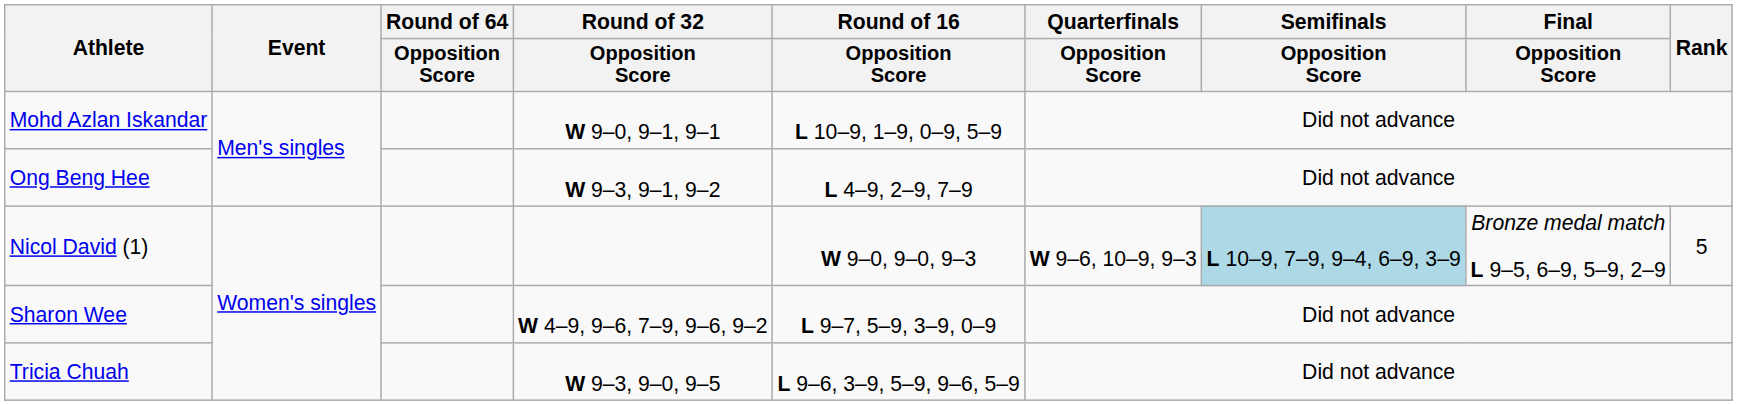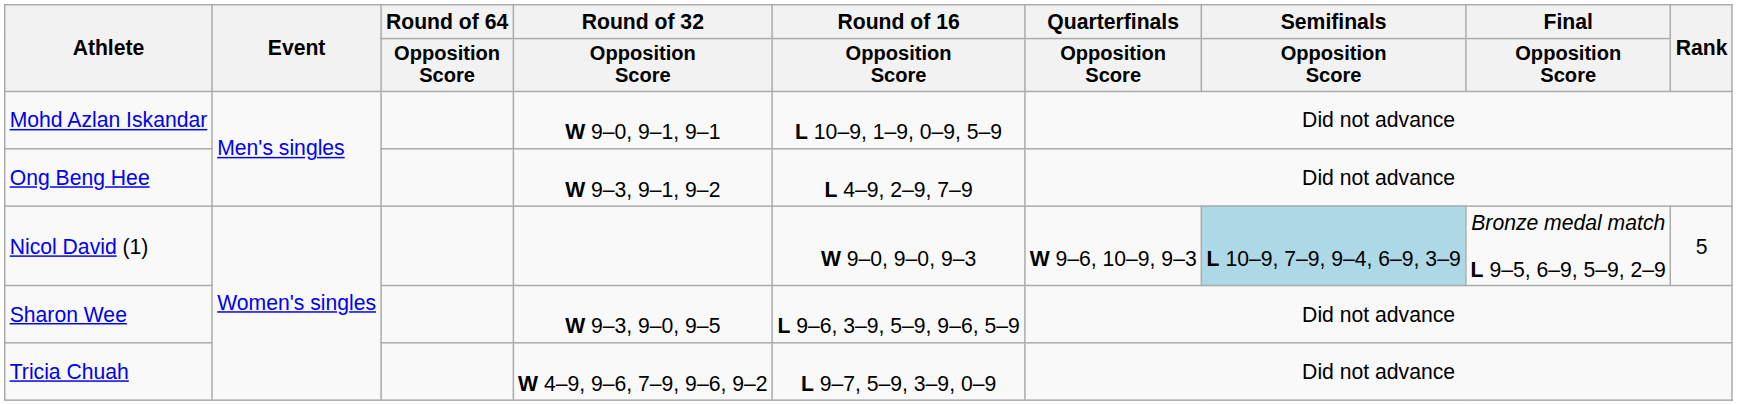(643, 327) W 4–9, 9–6, 7–9, 9–6, 9–2 -> (643, 327) W 9–3, 9–0, 9–5
(899, 327) L 9–7, 5–9, 3–9, 0–9 -> (899, 327) L 9–6, 3–9, 5–9, 9–6, 5–9
(643, 384) W 9–3, 9–0, 9–5 -> (643, 384) W 4–9, 9–6, 7–9, 9–6, 9–2
(899, 384) L 9–6, 3–9, 5–9, 9–6, 5–9 -> (899, 384) L 9–7, 5–9, 3–9, 0–9
